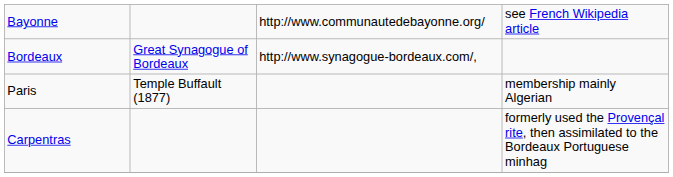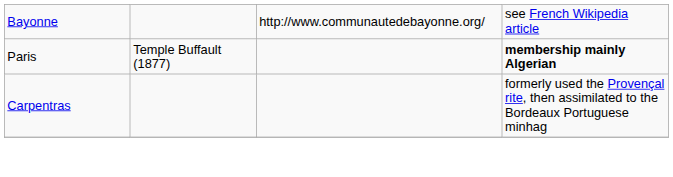- row: (35, 56)
(561, 91) normal -> (565, 56) bold
